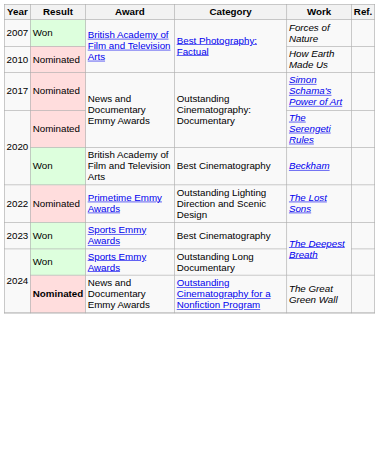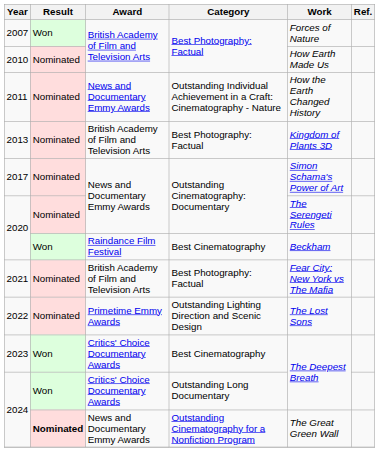+ row: (17, 97)
+ row: (17, 140)
(129, 166) British Academy of Film and Television Arts -> (122, 246) Raindance Film Festival
+ row: (17, 278)
(117, 235) Sports Emmy Awards -> (119, 353) Critics' Choice Documentary Awards
(117, 262) Sports Emmy Awards -> (119, 391) Critics' Choice Documentary Awards
